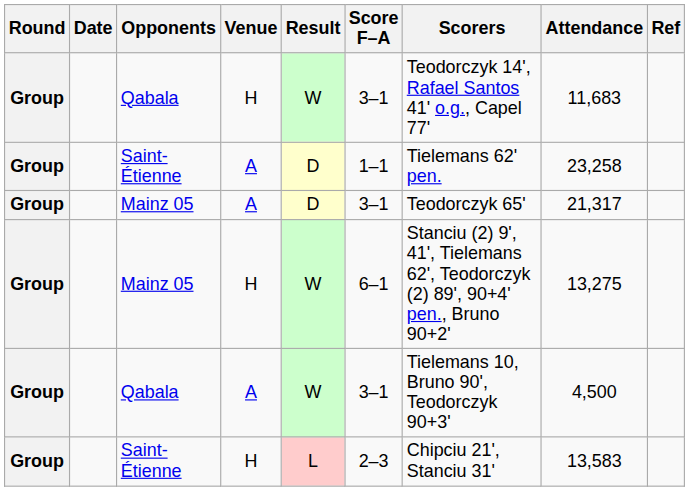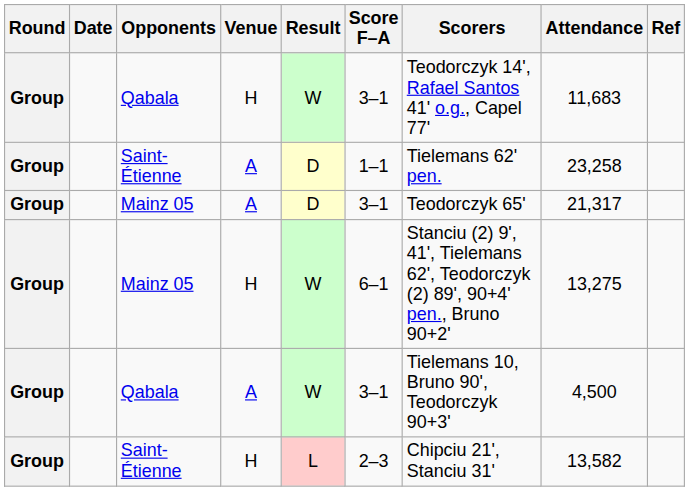(594, 461) 13,583 -> (594, 461) 13,582
